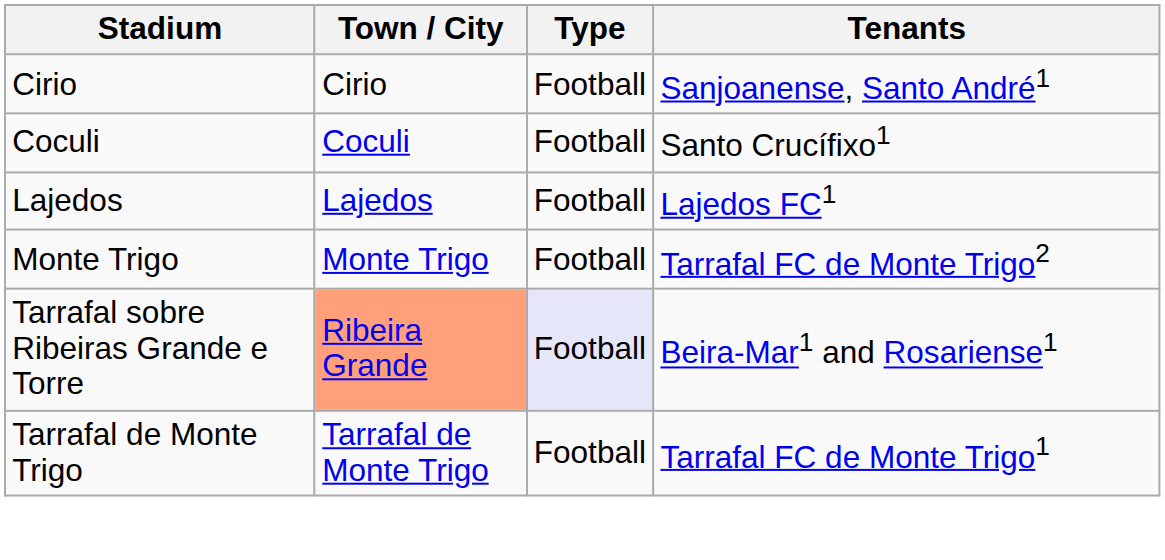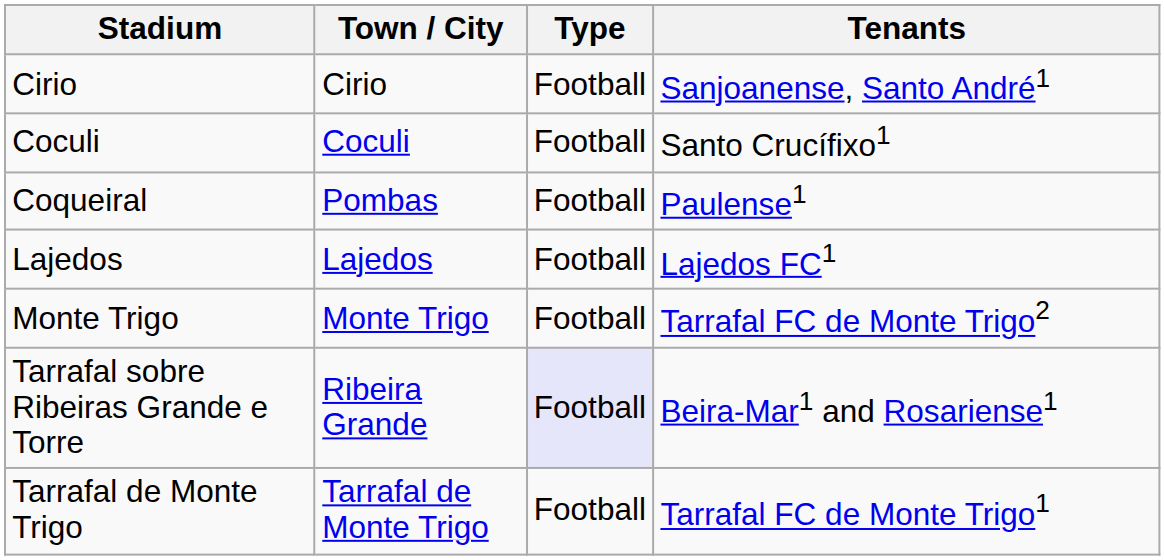+ row: (80, 200)
(375, 349) lightsalmon background -> (375, 407) no background
